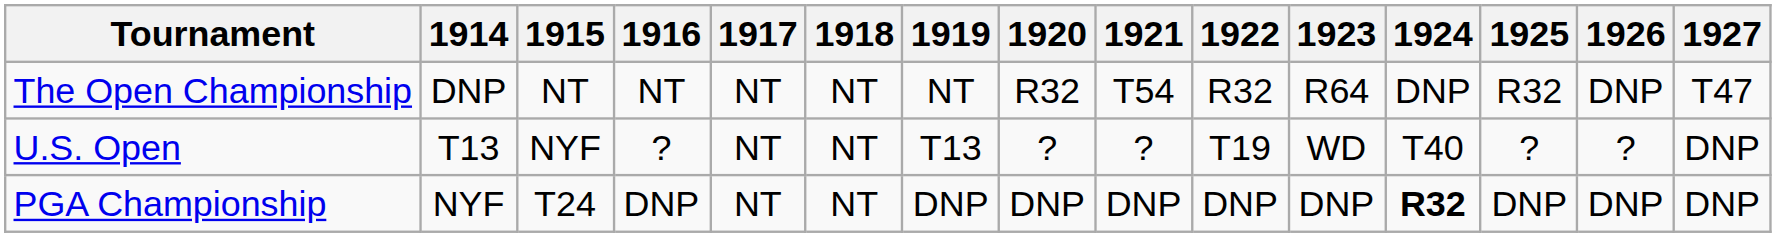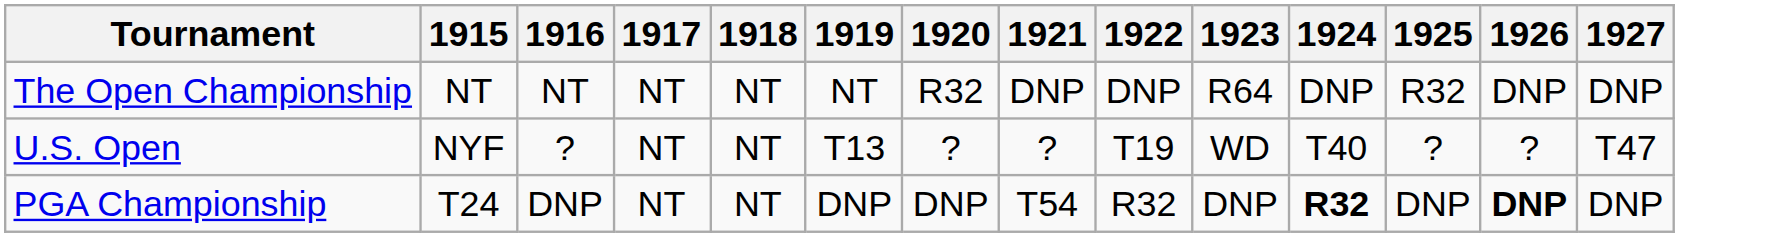- column: (469, 34)
(1144, 91) T54 -> (1047, 91) DNP
(1240, 91) R32 -> (1144, 91) DNP
(1722, 91) T47 -> (1626, 91) DNP
(1722, 147) DNP -> (1626, 147) T47
(1144, 204) DNP -> (1047, 204) T54
(1240, 204) DNP -> (1144, 204) R32
(1626, 204) normal -> (1529, 204) bold
